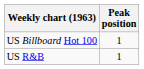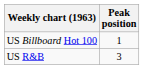(119, 56) 1 -> (119, 56) 3
